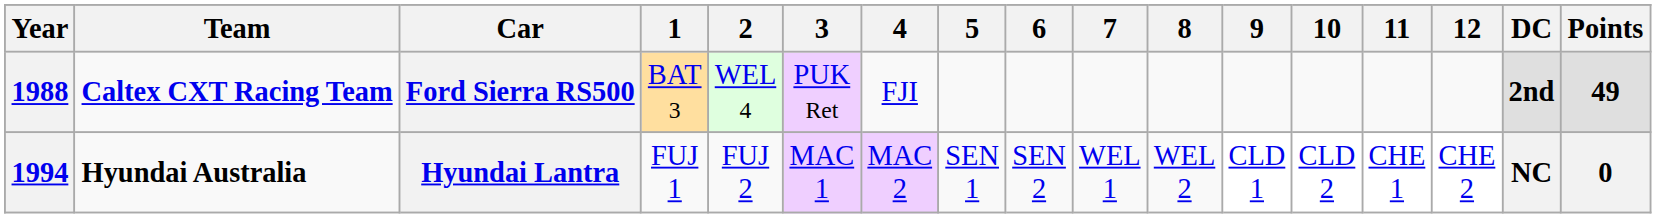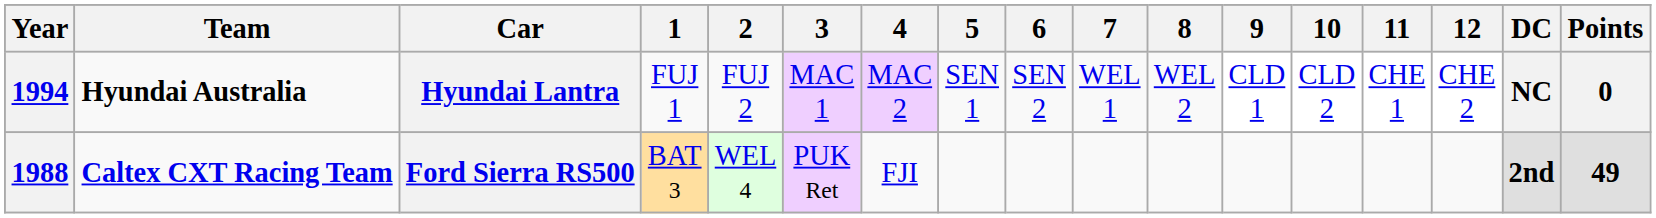rows swapped: (520, 91) <-> (520, 172)
